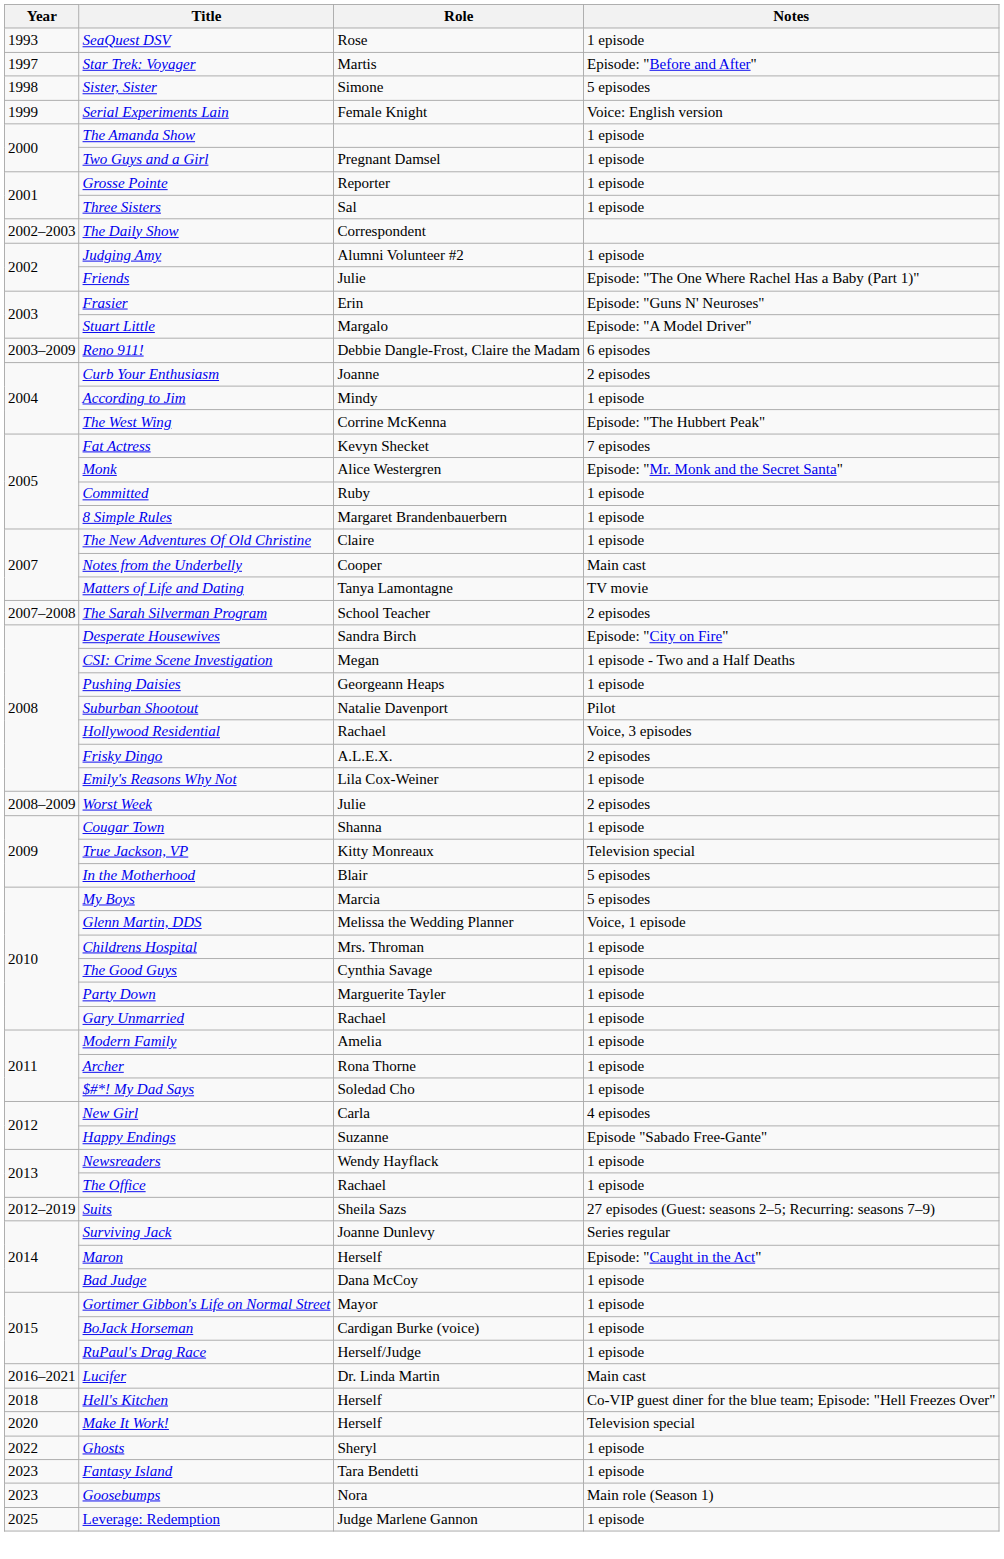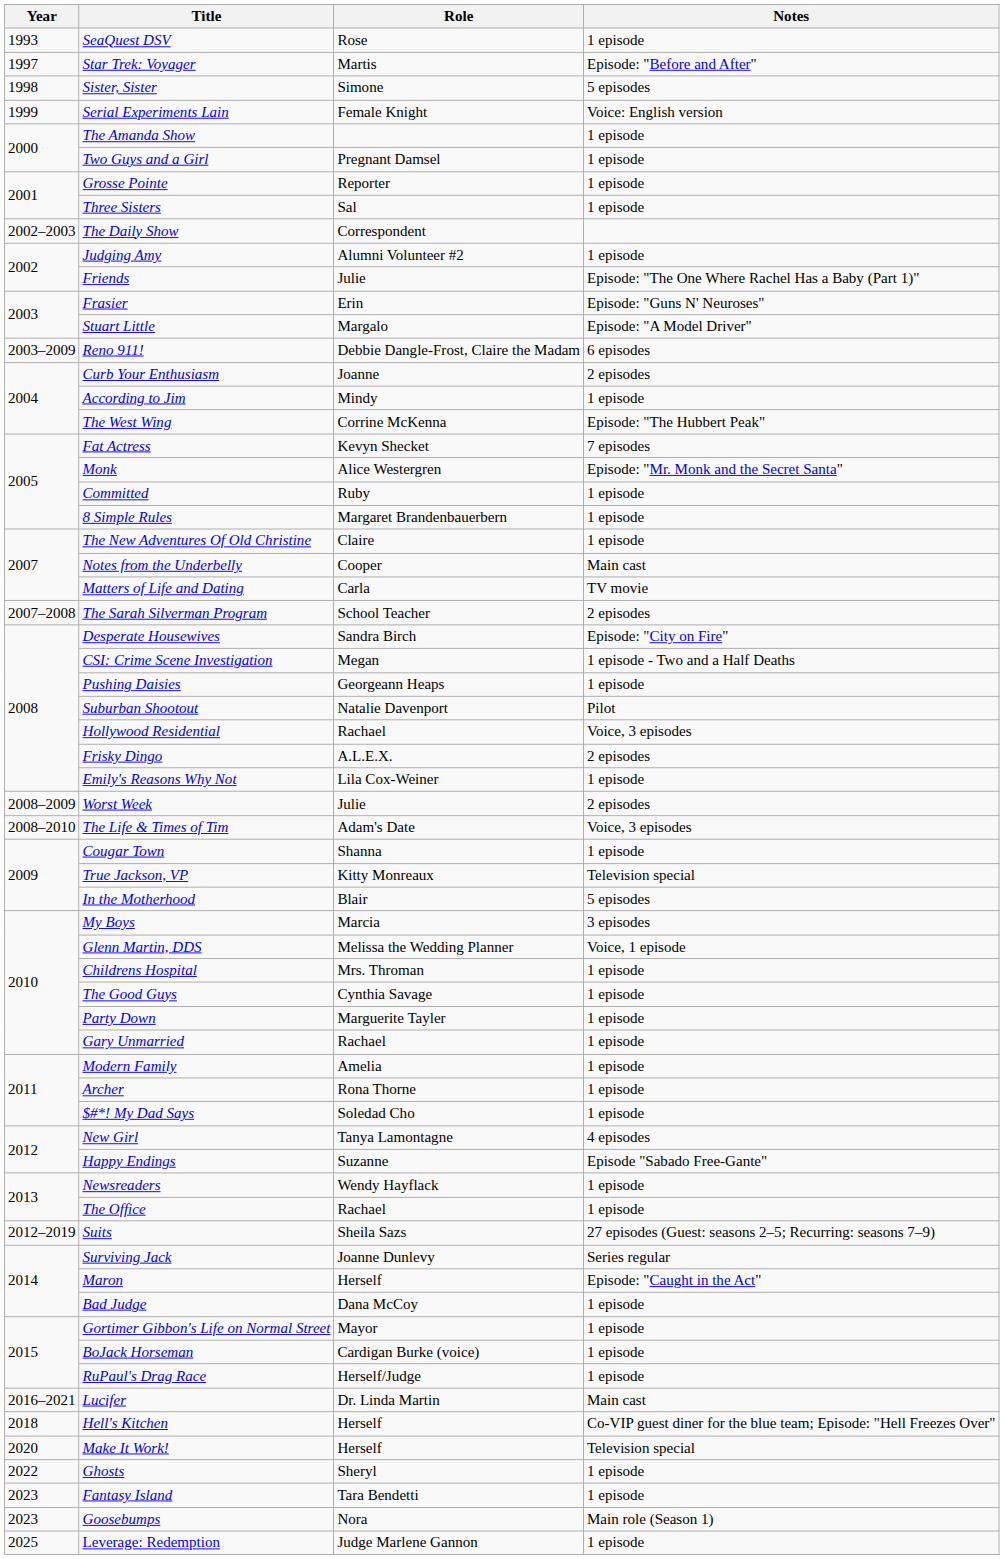(395, 588) Tanya Lamontagne -> (354, 588) Carla
+ row: (155, 827)
(619, 898) 5 episodes -> (619, 922) 3 episodes
(354, 1113) Carla -> (395, 1137) Tanya Lamontagne
